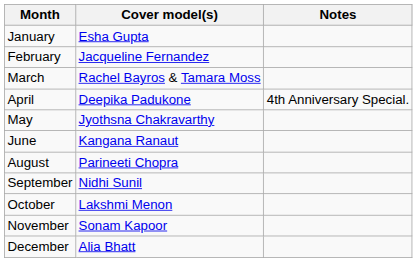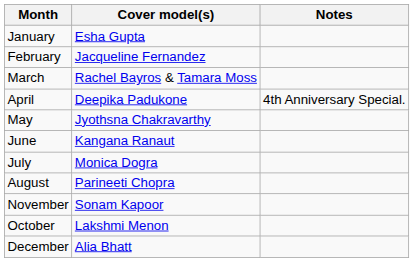+ row: (19, 162)
- row: (40, 183)
rows swapped: (31, 204) <-> (38, 225)
